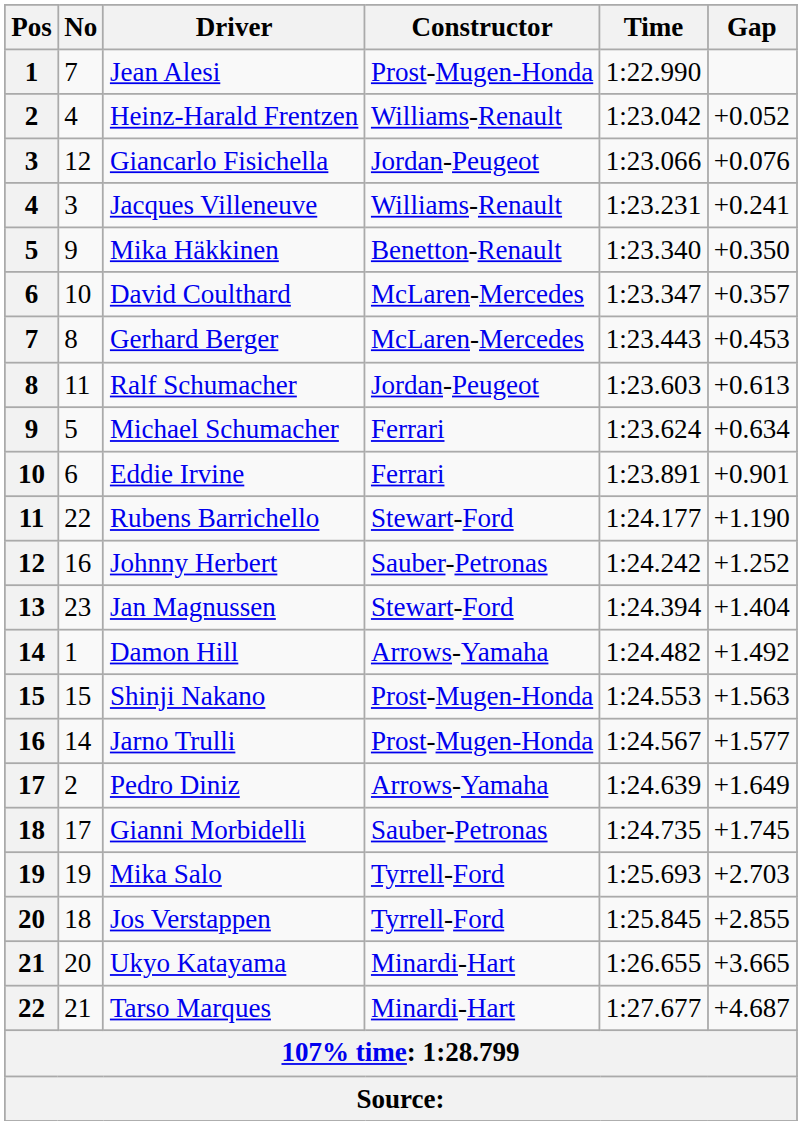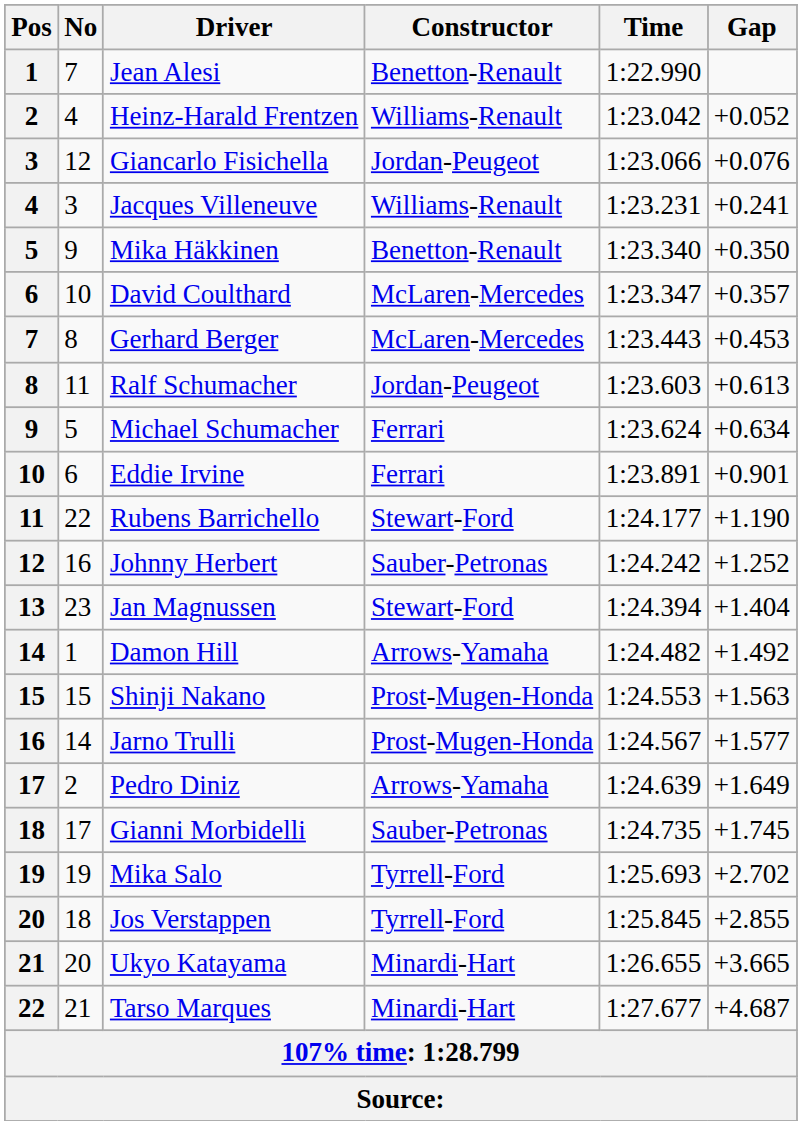(482, 71) Prost-Mugen-Honda -> (466, 71) Benetton-Renault
(752, 874) +2.703 -> (752, 874) +2.702
